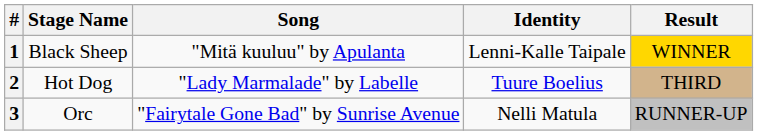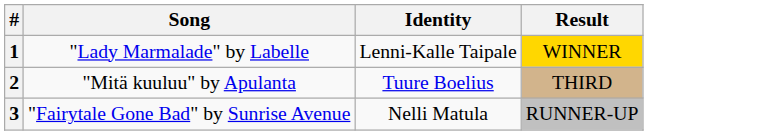- column: (78, 20)
(298, 51) "Mitä kuuluu" by Apulanta -> (189, 51) "Lady Marmalade" by Labelle
(298, 82) "Lady Marmalade" by Labelle -> (189, 82) "Mitä kuuluu" by Apulanta
